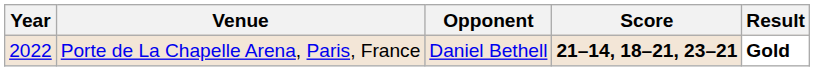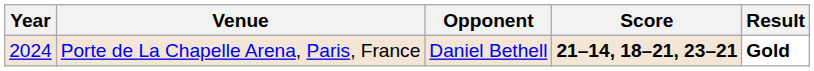(30, 50) 2022 -> (30, 50) 2024
